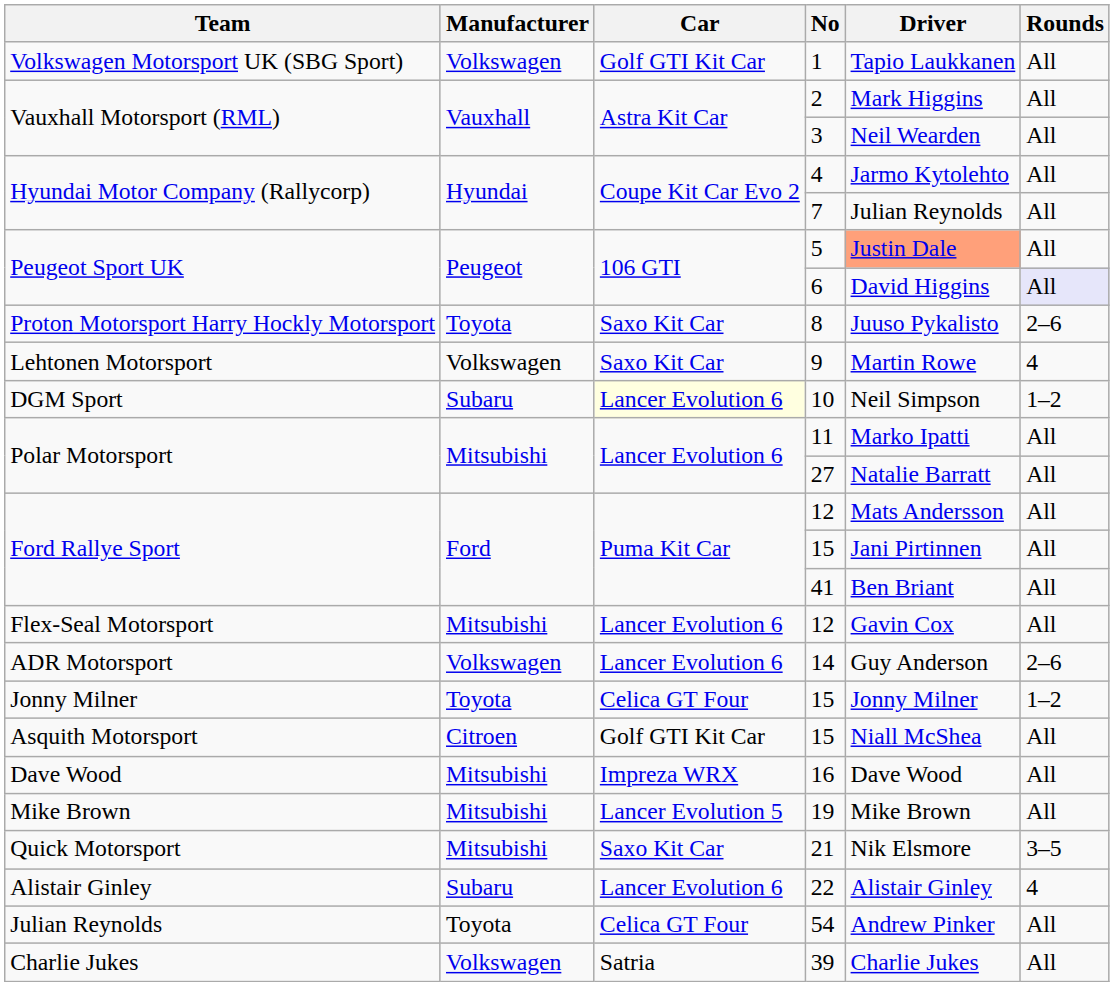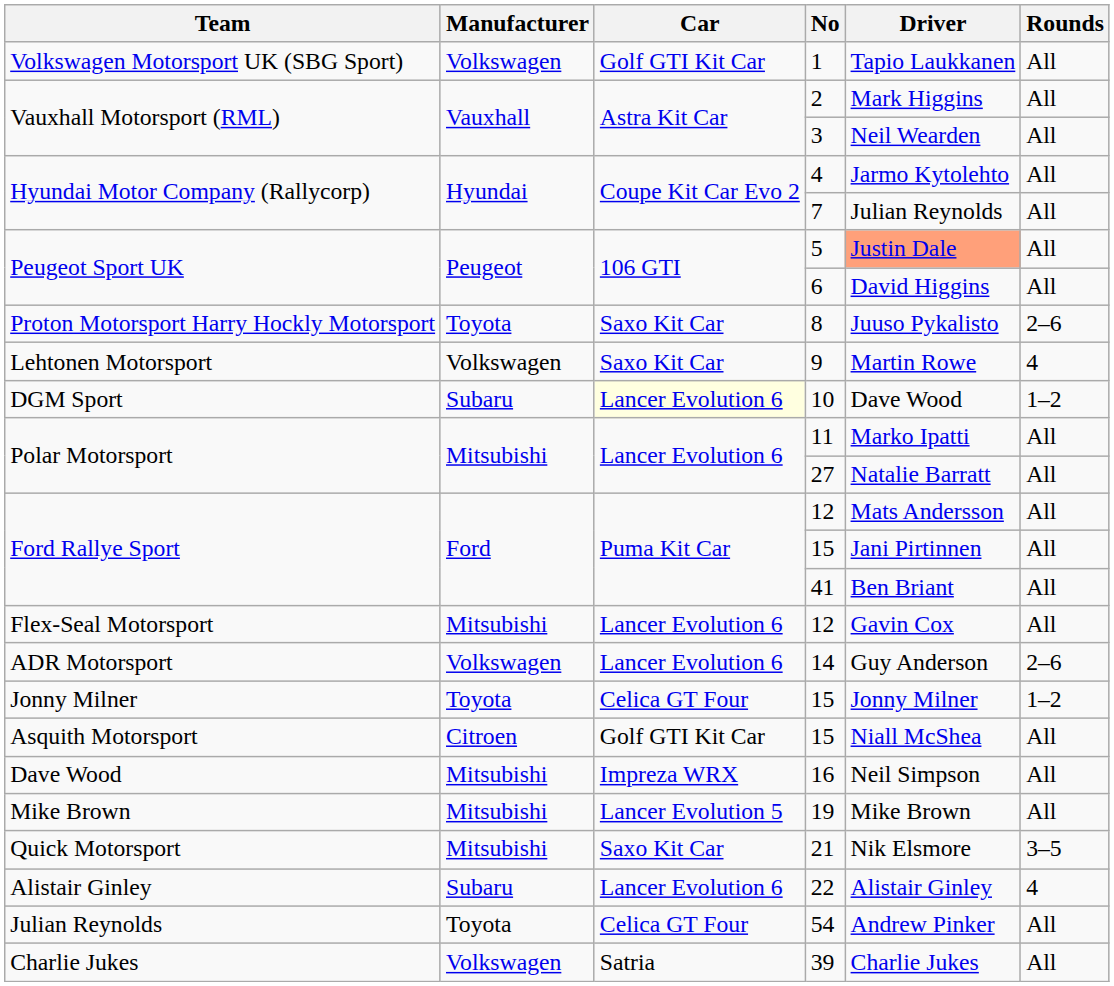(1041, 286) lavender background -> (1041, 286) no background
(915, 398) Neil Simpson -> (906, 398) Dave Wood
(906, 774) Dave Wood -> (915, 774) Neil Simpson
